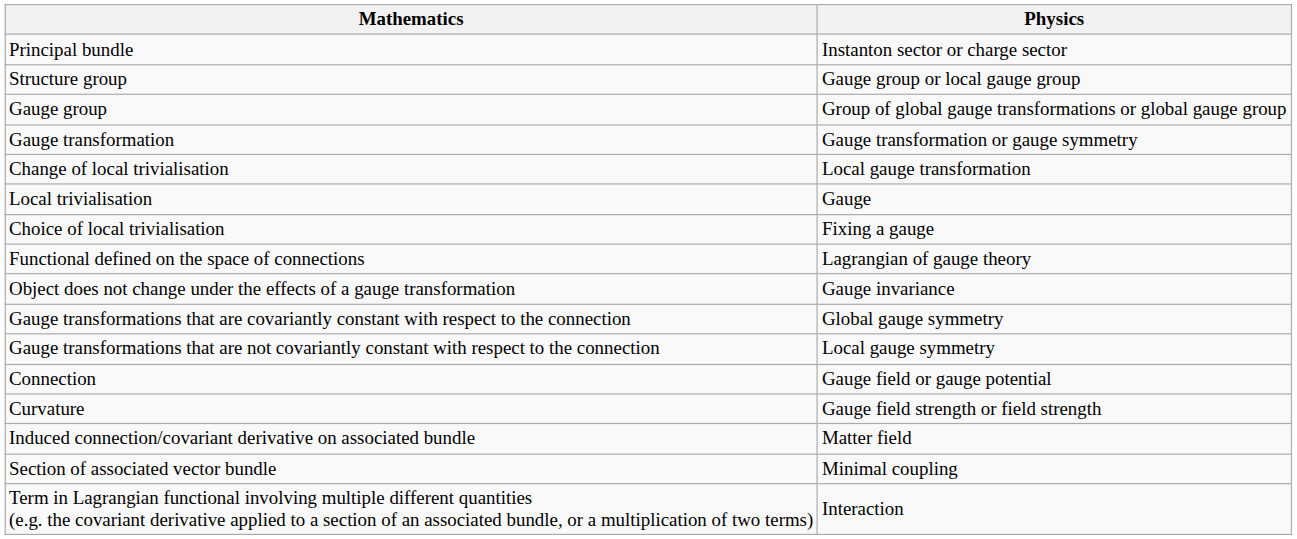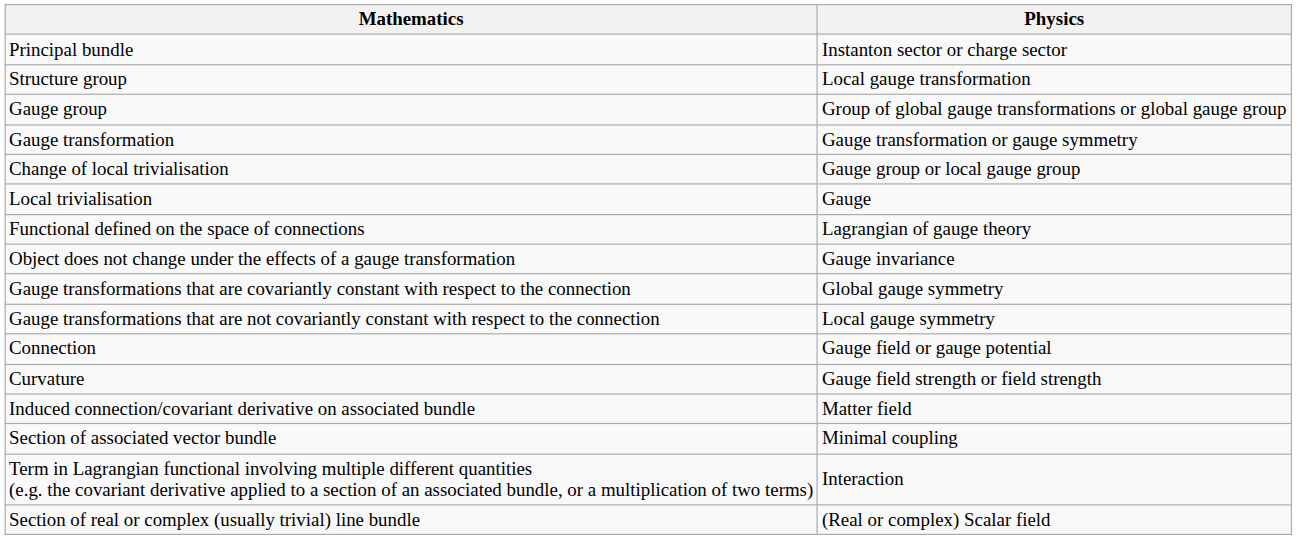(951, 79) Gauge group or local gauge group -> (926, 79) Local gauge transformation
(926, 169) Local gauge transformation -> (951, 169) Gauge group or local gauge group
- row: (117, 229)
+ row: (215, 519)
